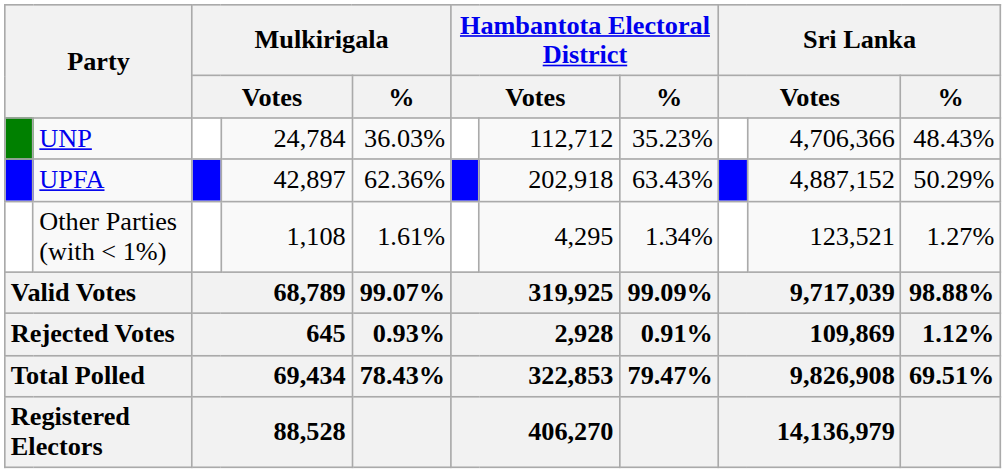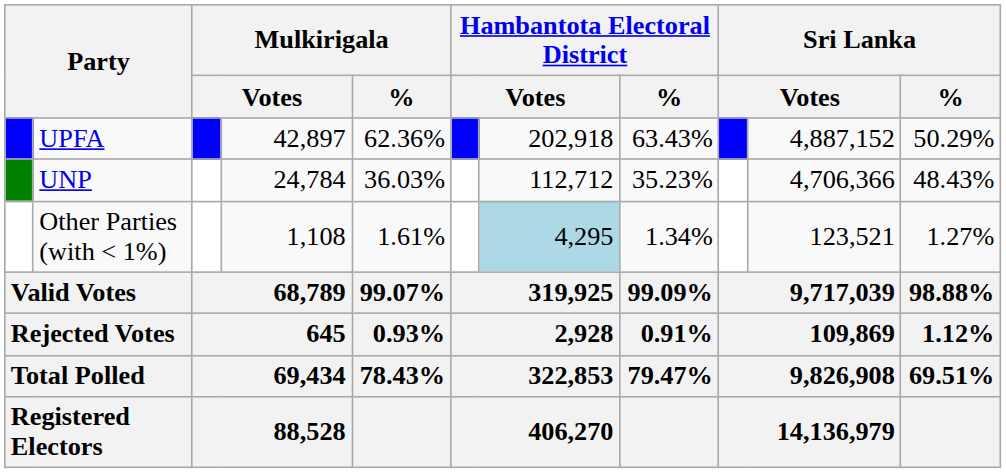rows swapped: (72, 179) <-> (66, 138)
(584, 236) no background -> (584, 236) lightblue background
